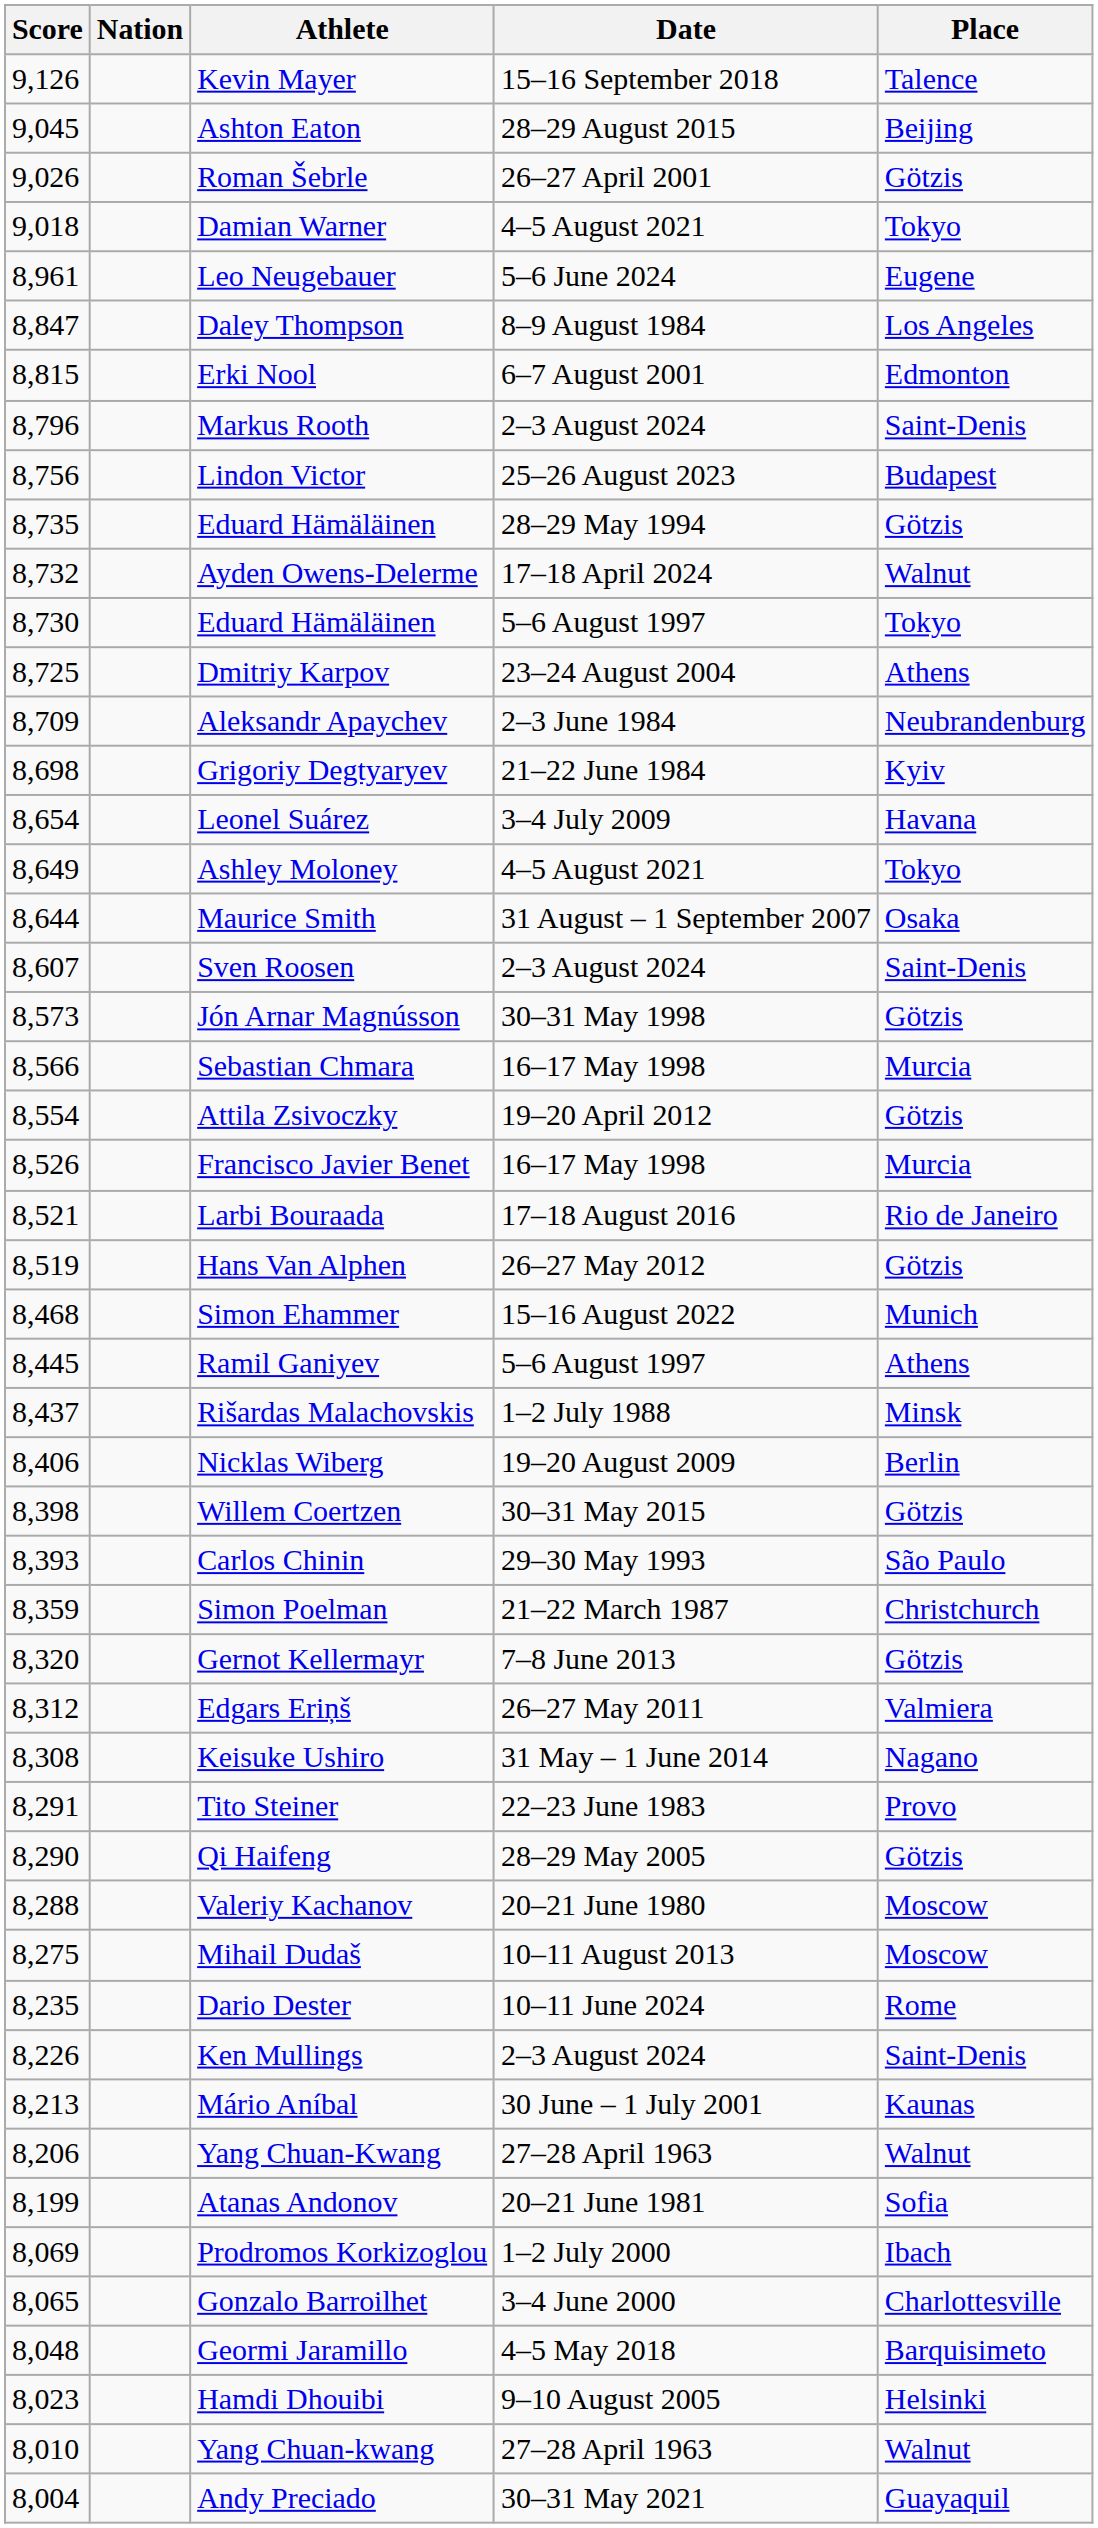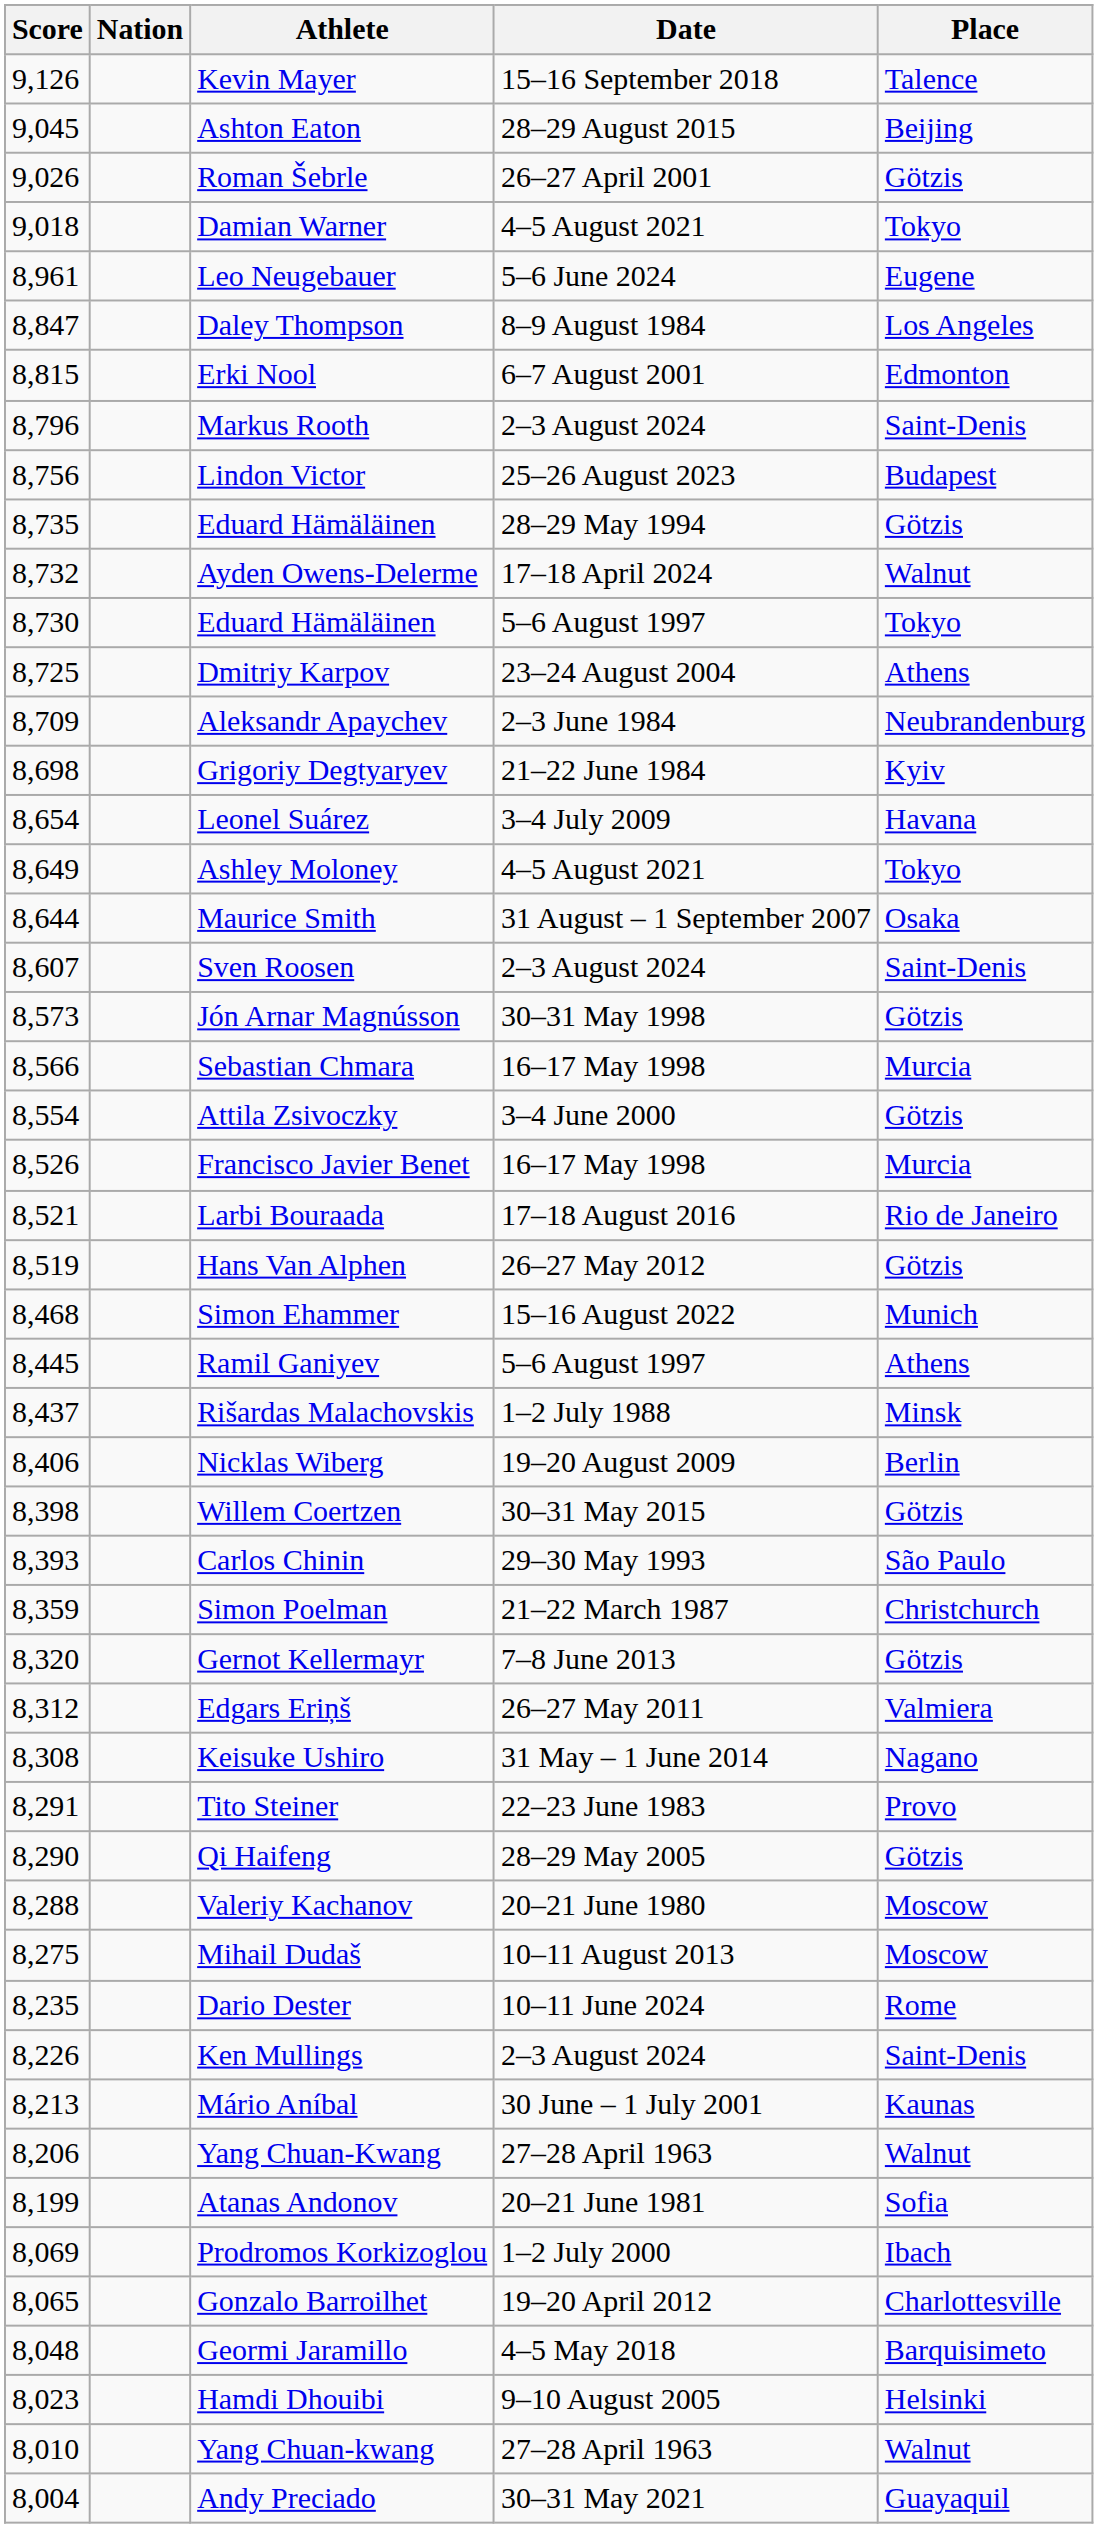(607, 1115) 19–20 April 2012 -> (588, 1115) 3–4 June 2000
(588, 2300) 3–4 June 2000 -> (607, 2300) 19–20 April 2012
